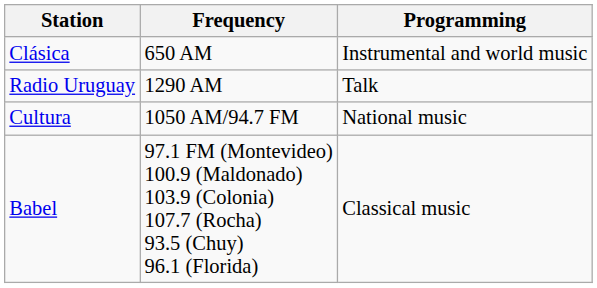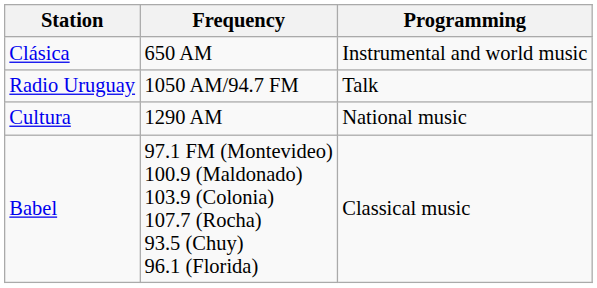(183, 85) 1290 AM -> (222, 85) 1050 AM/94.7 FM
(222, 118) 1050 AM/94.7 FM -> (183, 118) 1290 AM
